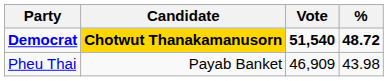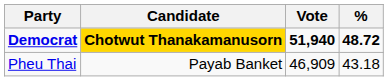(312, 40) 51,540 -> (312, 40) 51,940
(361, 64) 43.98 -> (361, 64) 43.18
